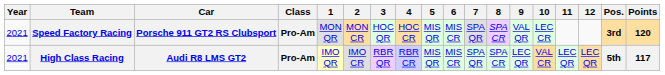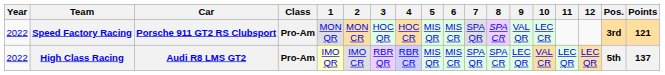(17, 33) 2021 -> (17, 33) 2022
(643, 33) 120 -> (643, 33) 121
(17, 58) 2021 -> (17, 58) 2022
(643, 58) 117 -> (643, 58) 137
